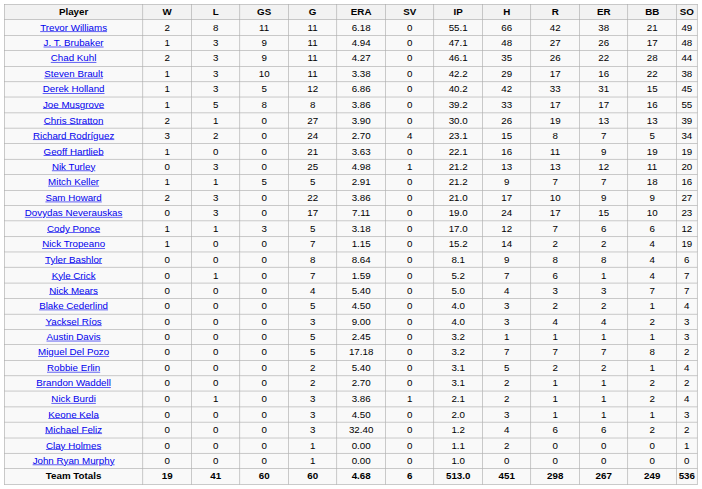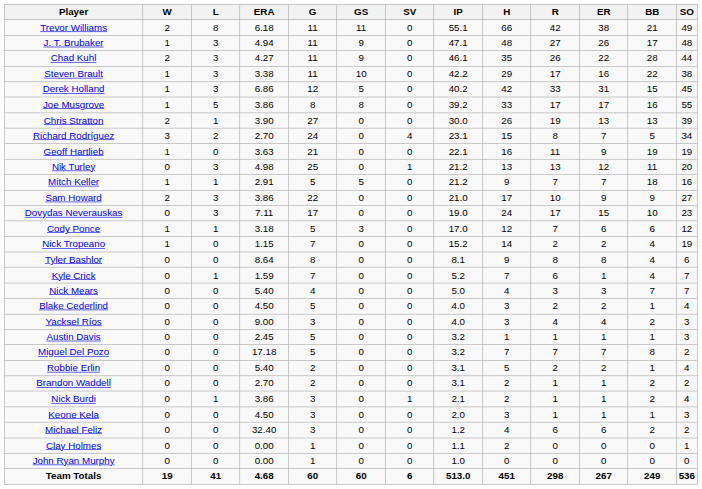columns swapped: (361, 12) <-> (264, 12)
